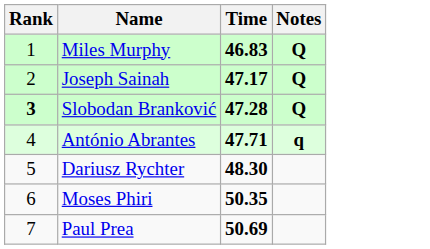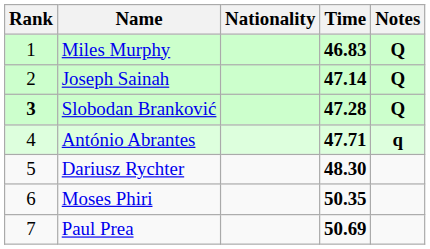+ column: (270, 19)
(246, 79) 47.17 -> (345, 79) 47.14
